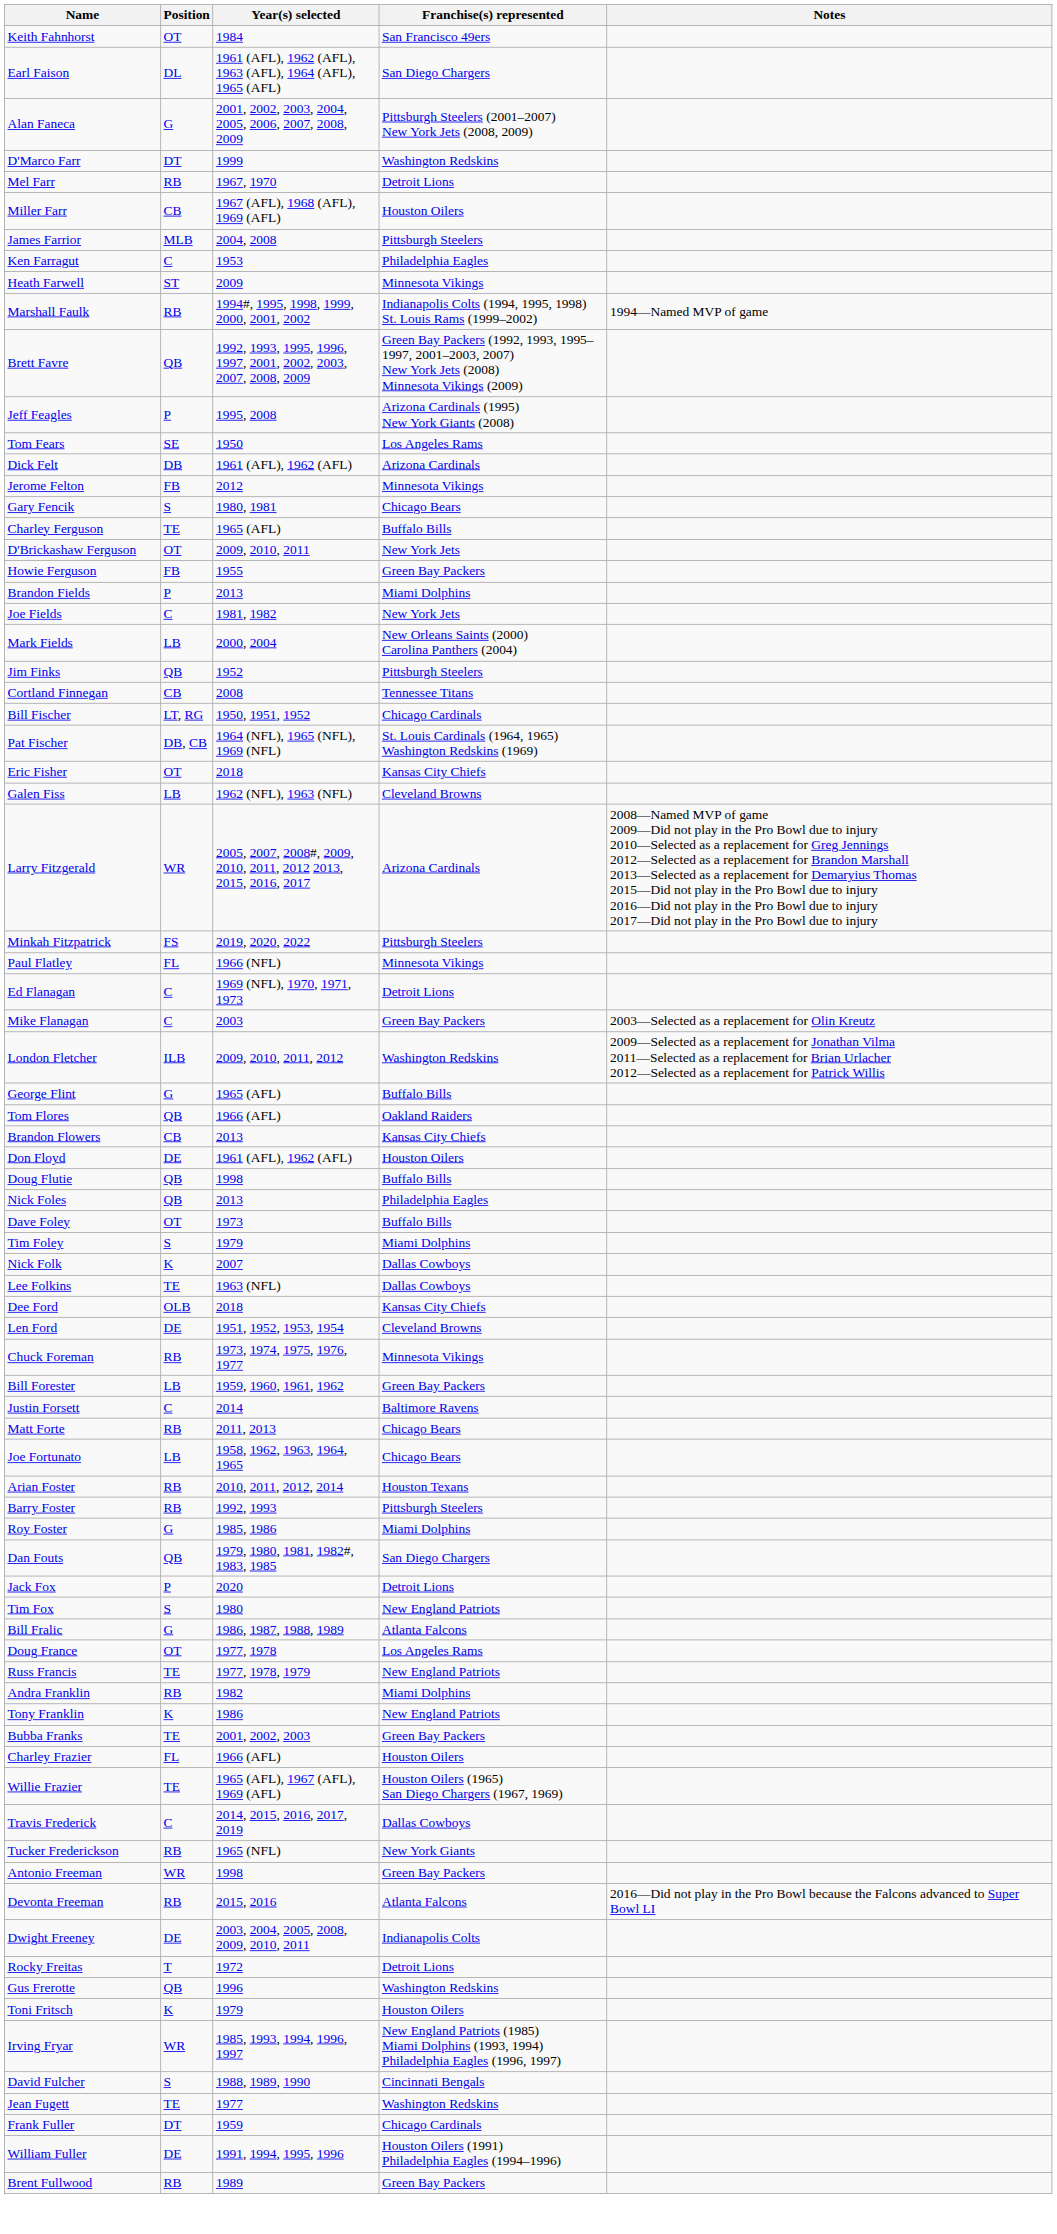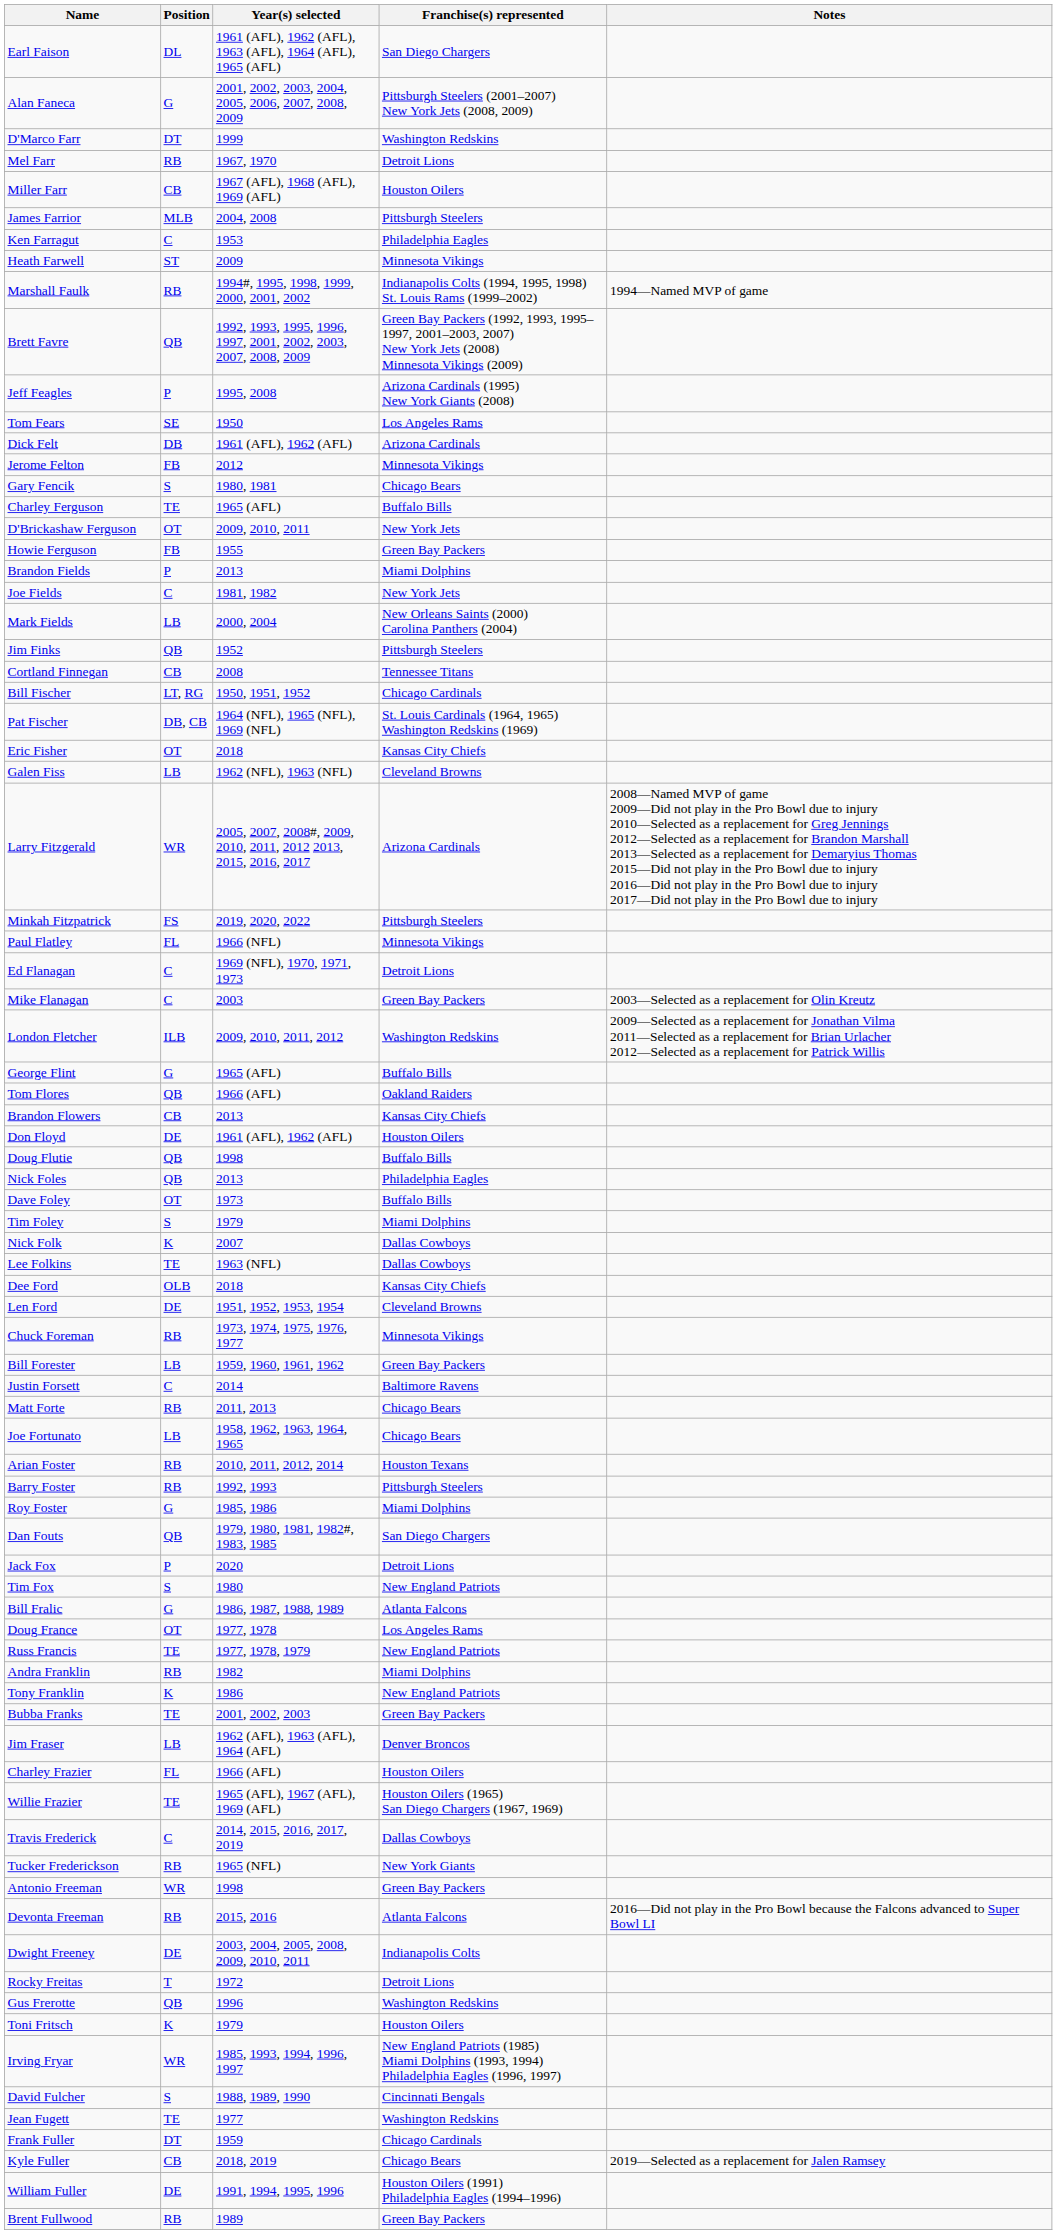- row: (51, 36)
+ row: (36, 1743)
+ row: (38, 2161)
